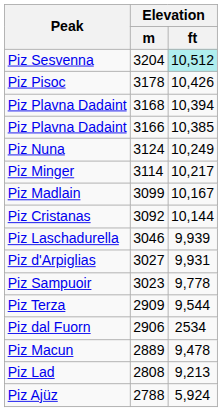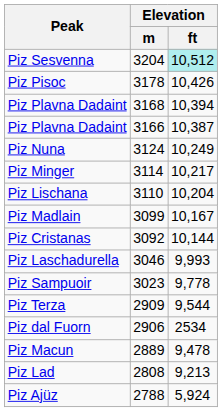(192, 127) 10,385 -> (192, 127) 10,387
+ row: (48, 194)
(191, 238) 9,939 -> (191, 261) 9,993
- row: (52, 261)
